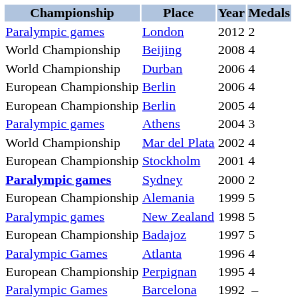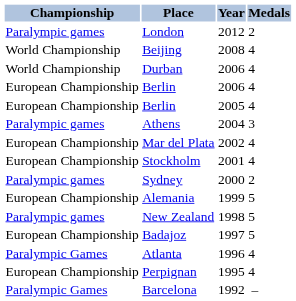(63, 142) World Championship -> (72, 142) European Championship
(58, 179) bold -> (55, 179) normal
